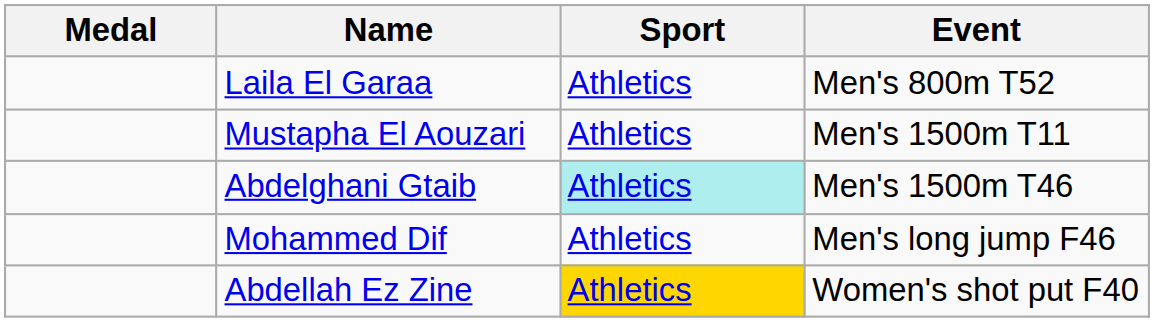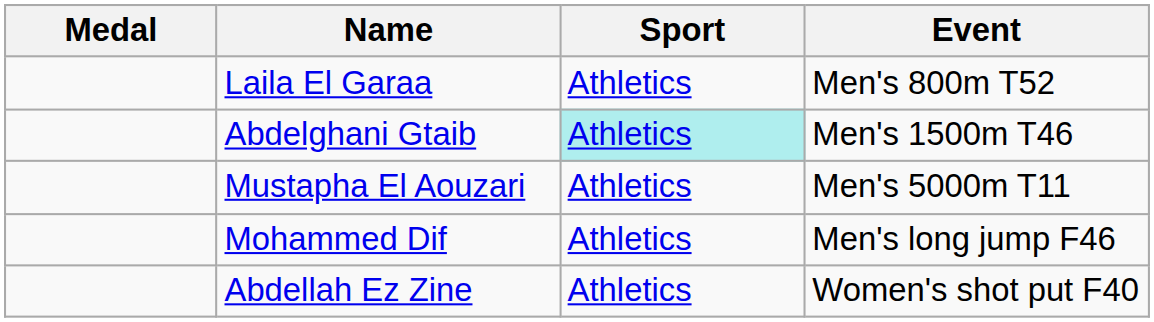- row: (942, 134)
+ row: (942, 186)
(630, 290) gold background -> (630, 290) no background
